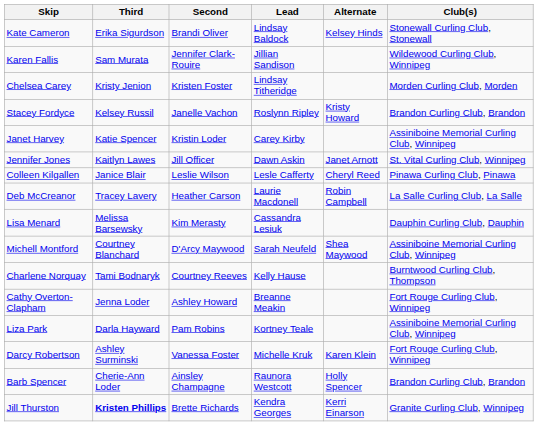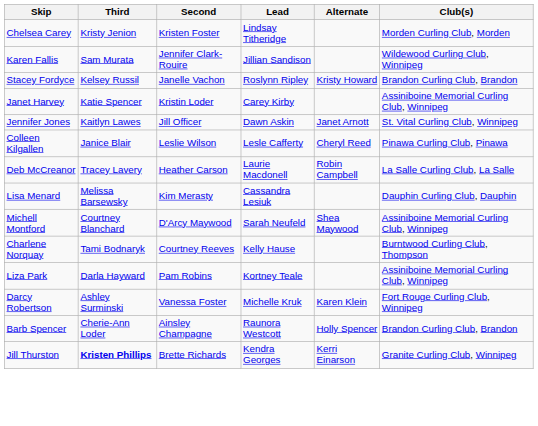- row: (38, 33)
rows swapped: (39, 86) <-> (32, 59)
- row: (40, 302)
